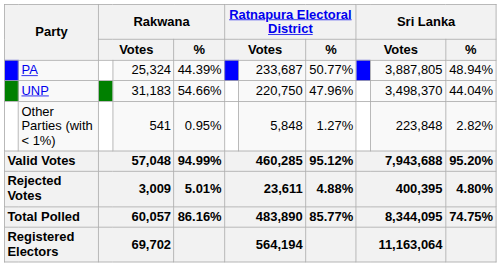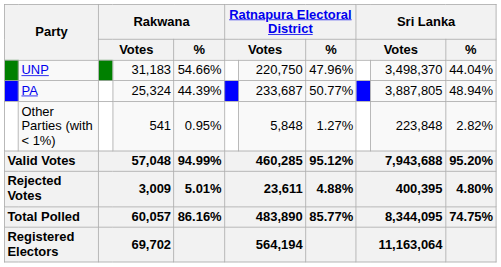rows swapped: (35, 91) <-> (30, 70)
